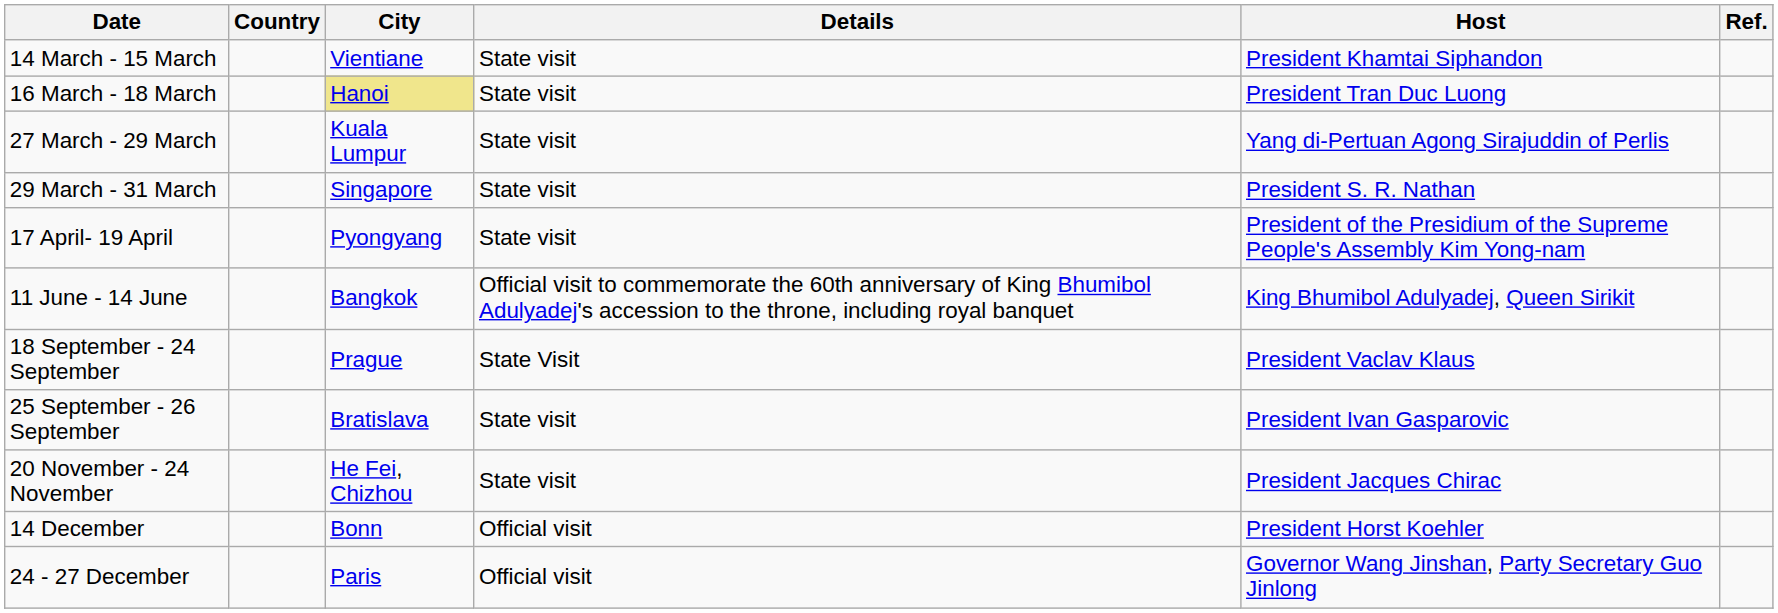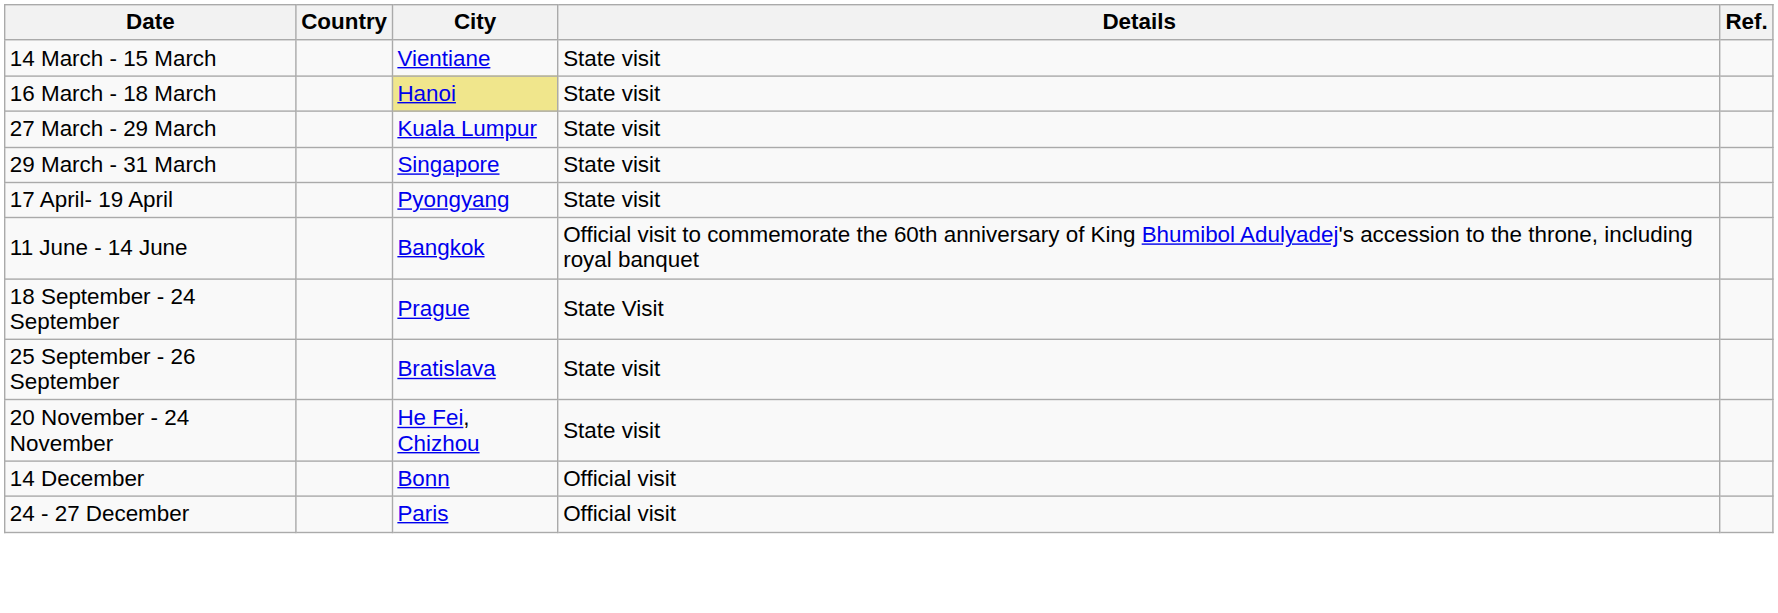- column: (1481, 22)
